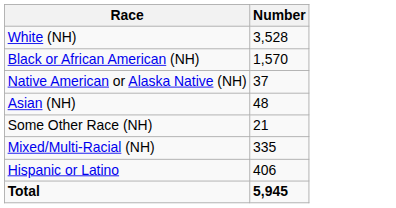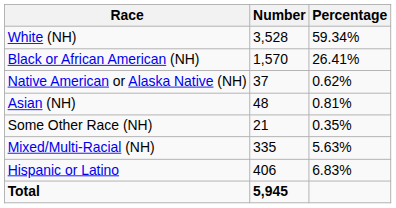+ column: (350, 15)
